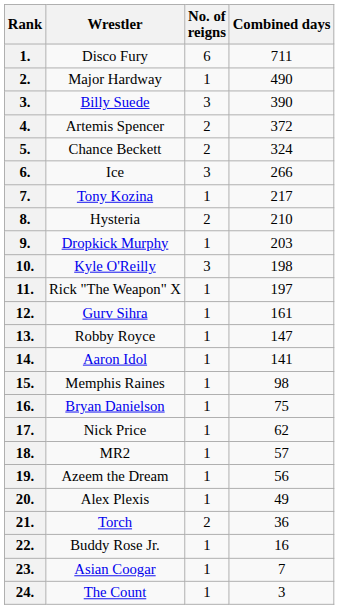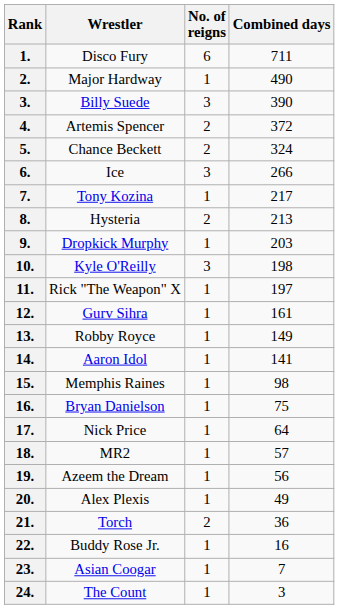(282, 219) 210 -> (282, 219) 213
(282, 336) 147 -> (282, 336) 149
(282, 429) 62 -> (282, 429) 64
